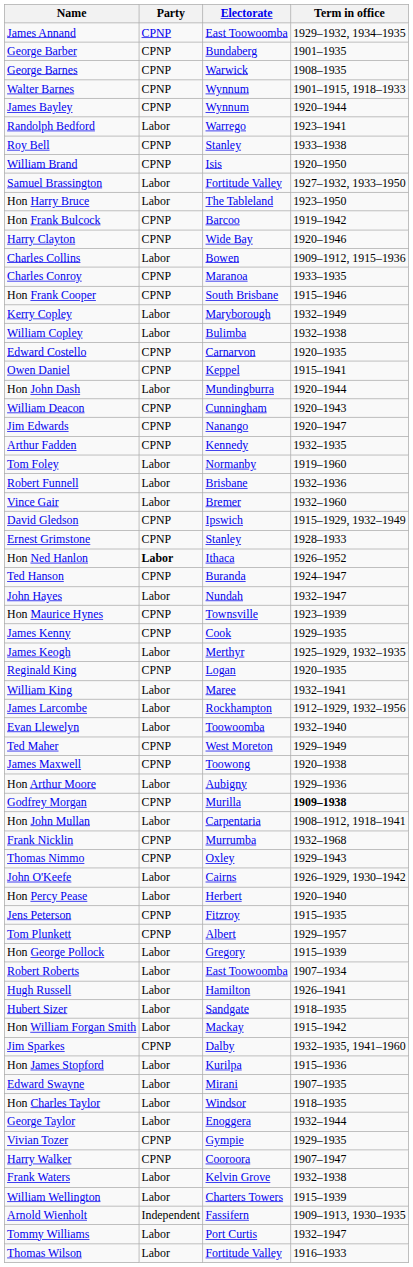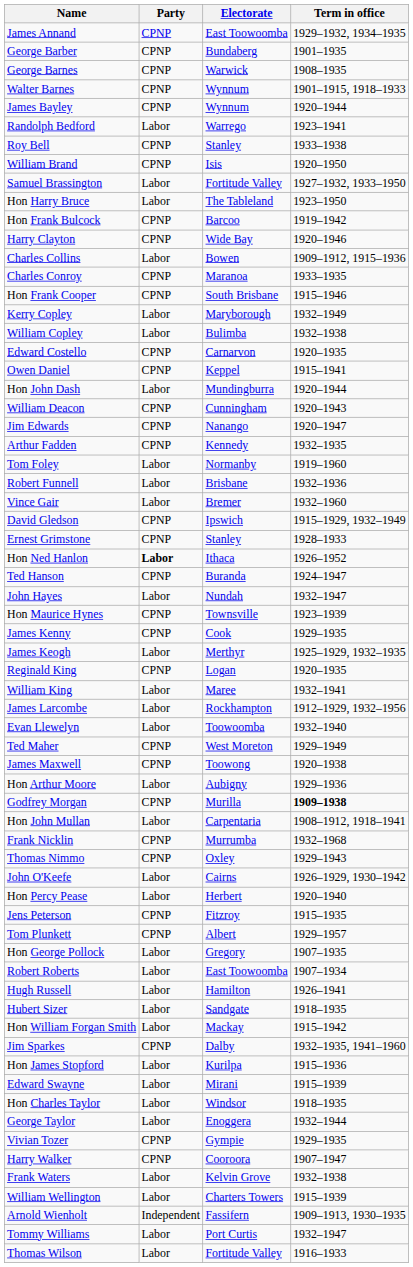(320, 952) 1915–1939 -> (320, 952) 1907–1935
(320, 1084) 1907–1935 -> (320, 1084) 1915–1939
